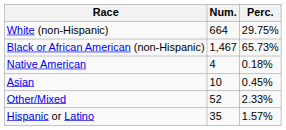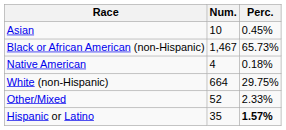rows swapped: (58, 30) <-> (20, 82)
(257, 116) normal -> (257, 116) bold
